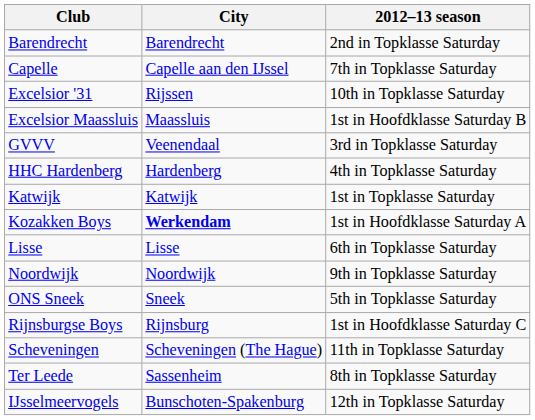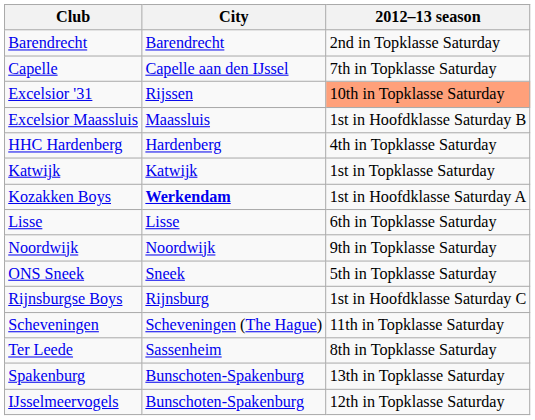(417, 94) no background -> (417, 94) lightsalmon background
- row: (32, 145)
+ row: (47, 376)
